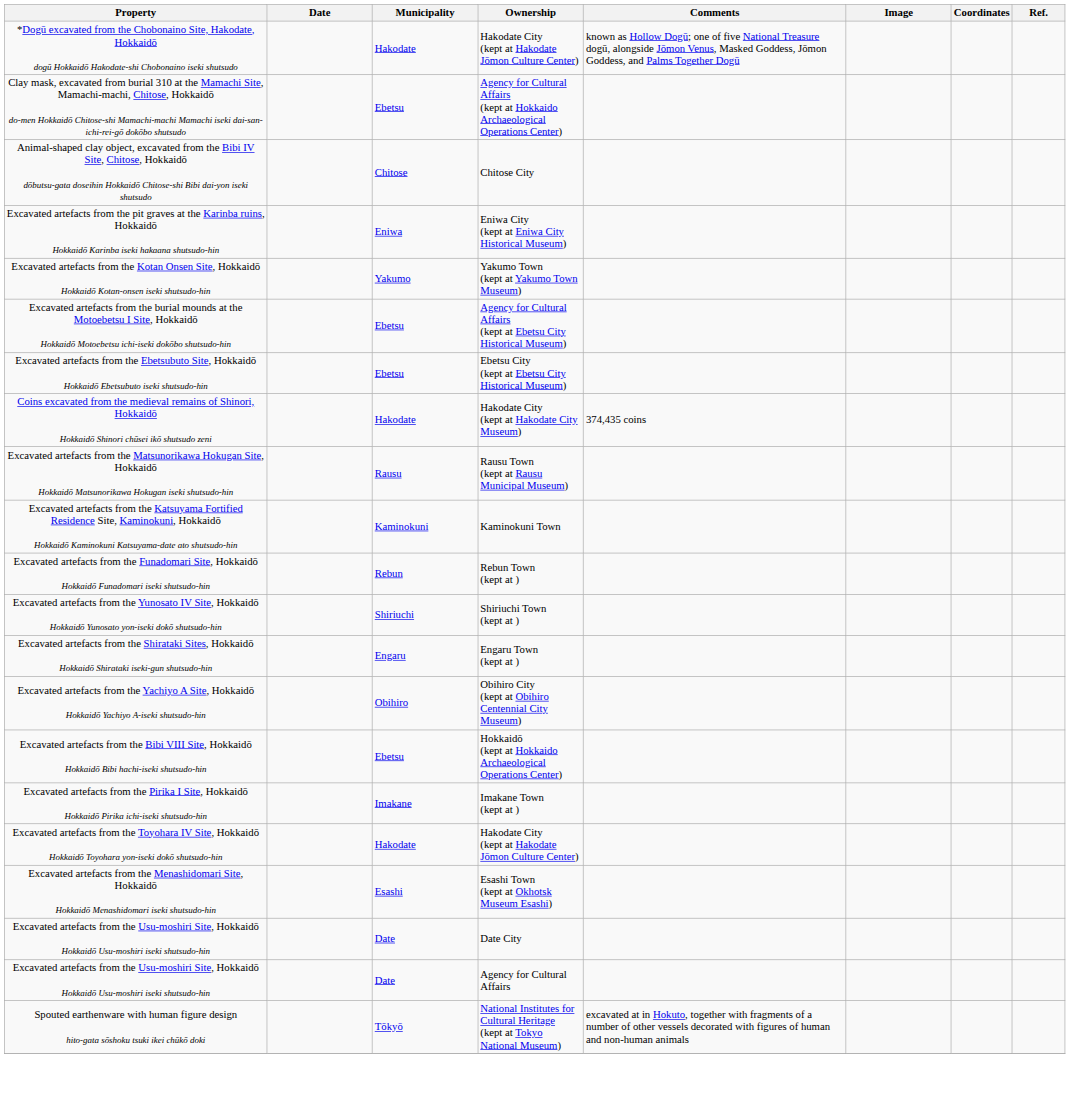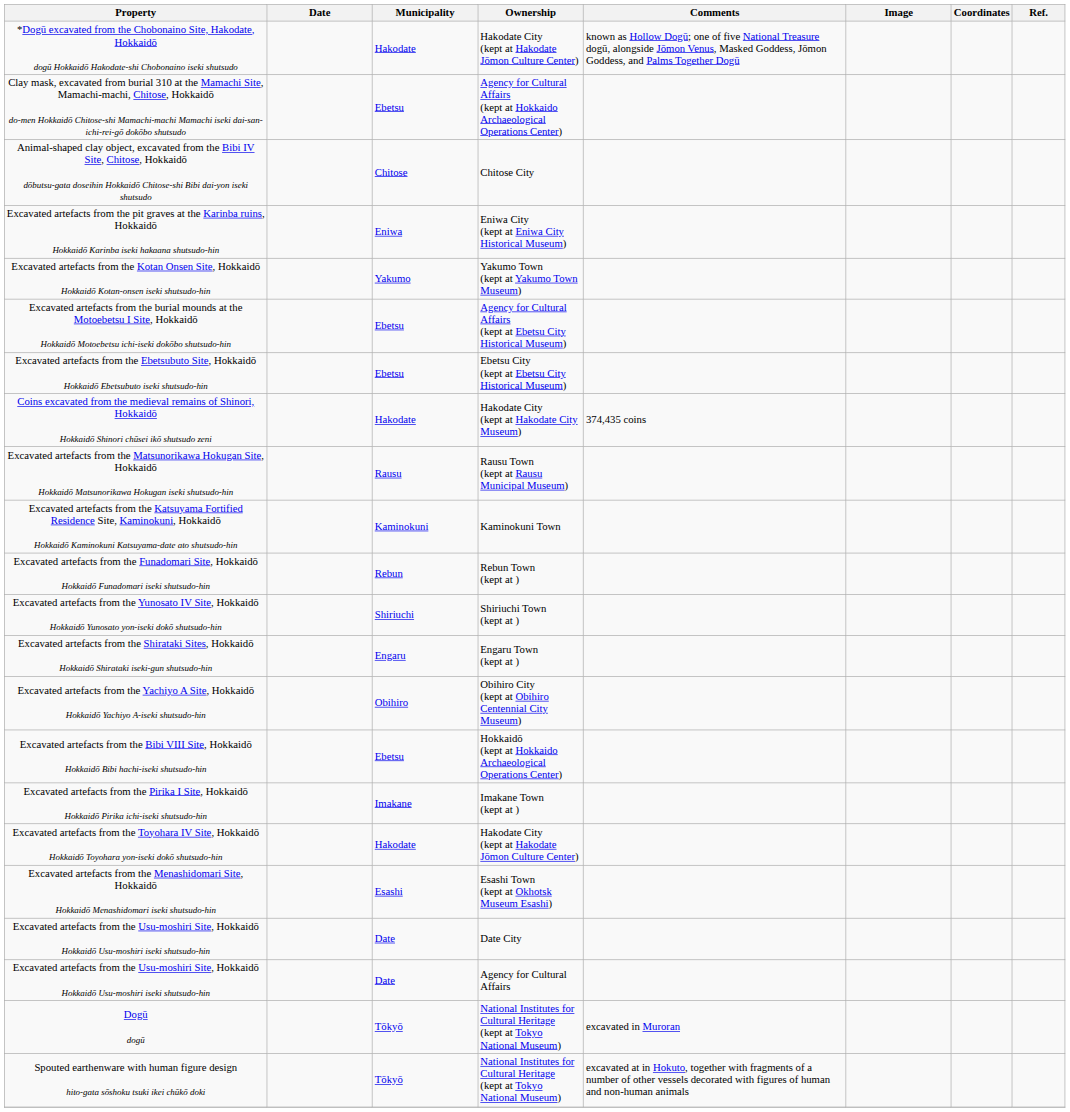+ row: (136, 1027)
